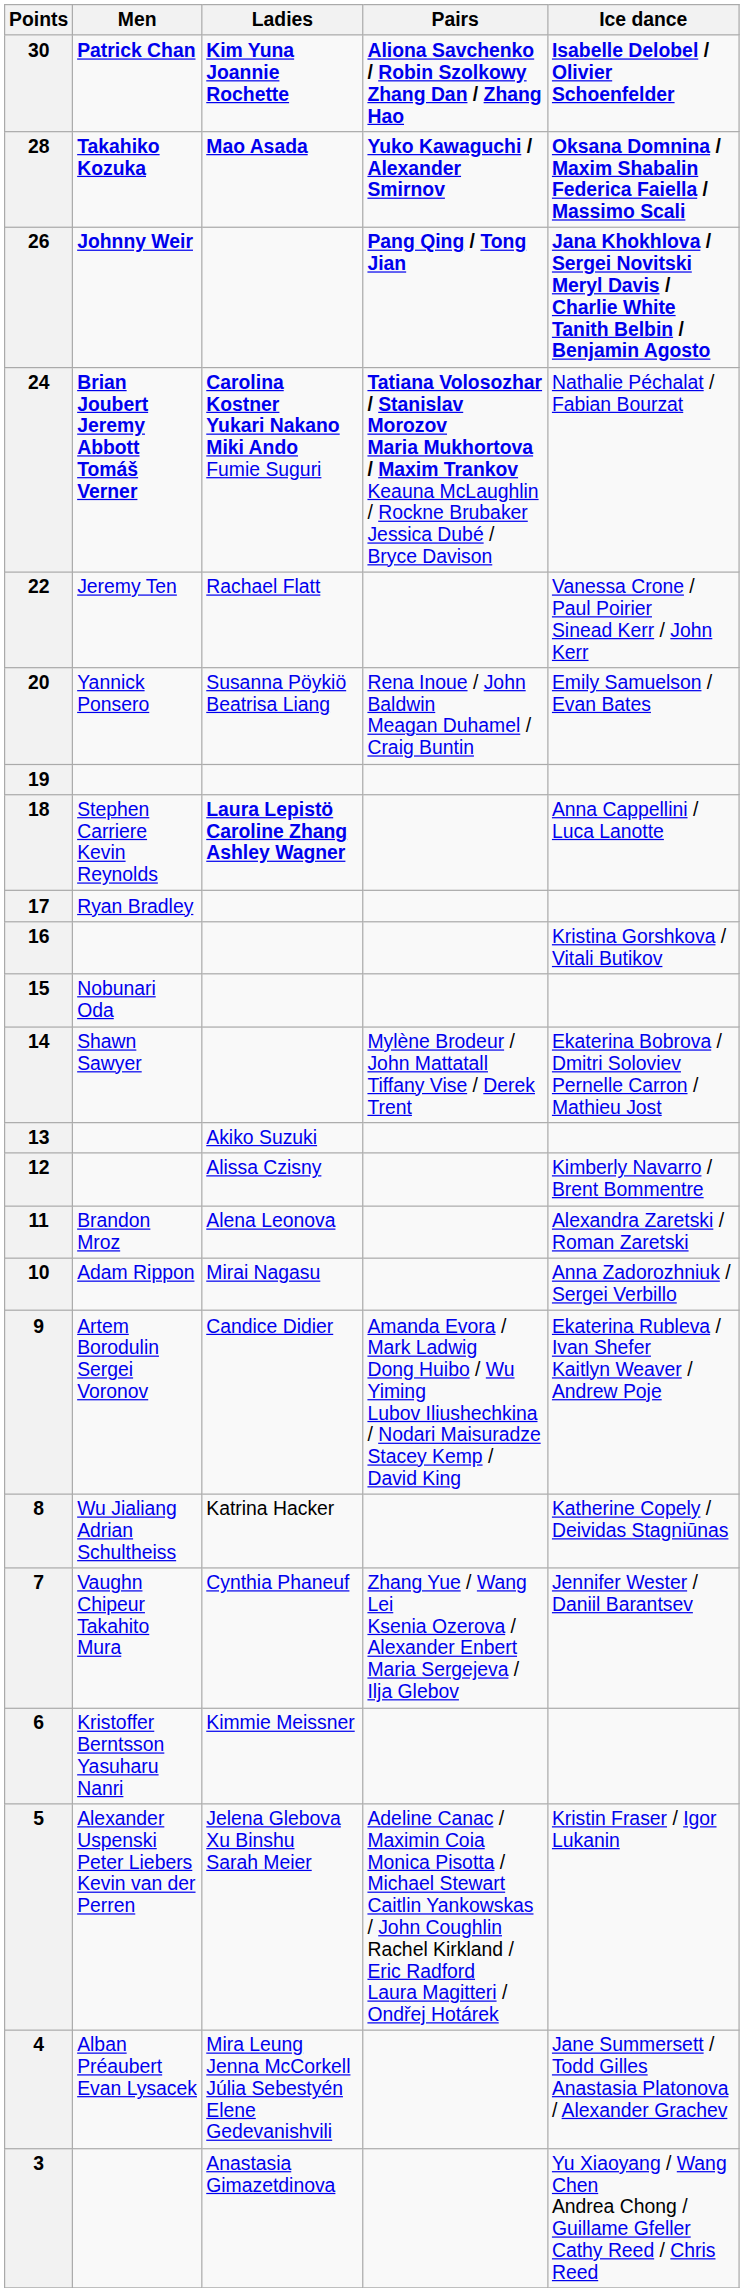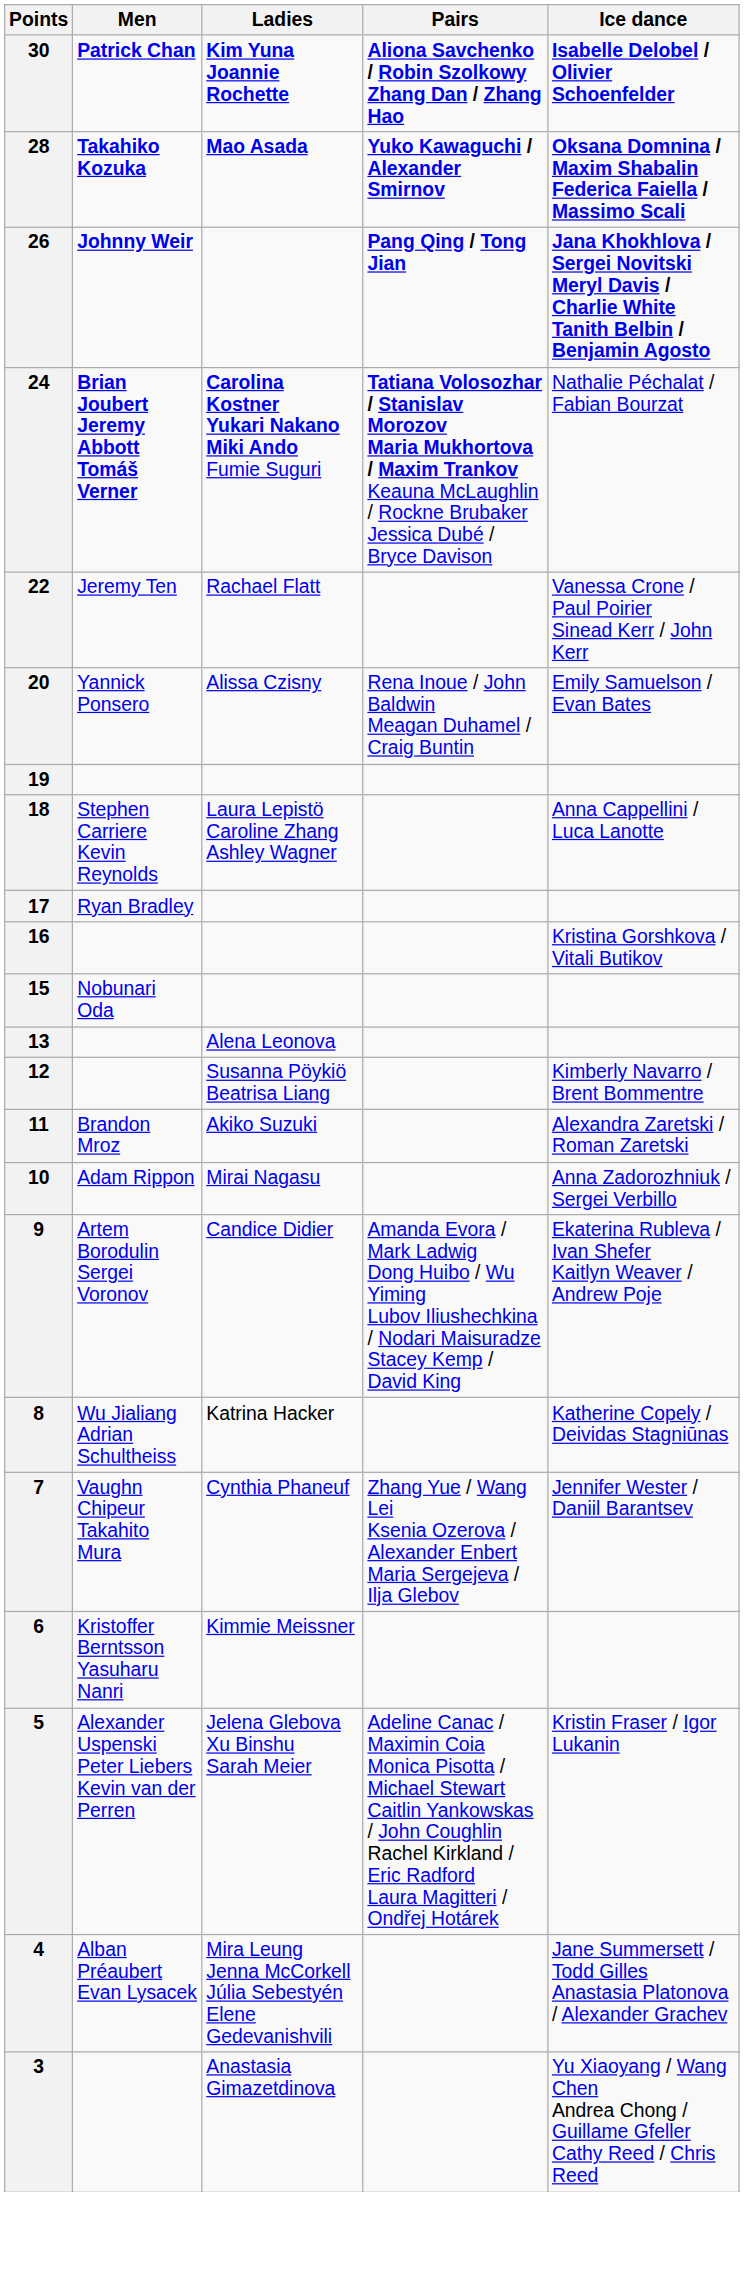(276, 694) Susanna Pöykiö Beatrisa Liang -> (264, 683) Alissa Czisny
(277, 831) bold -> (272, 831) normal
- row: (39, 1041)
(262, 1137) Akiko Suzuki -> (271, 1041) Alena Leonova
(264, 1168) Alissa Czisny -> (276, 1083) Susanna Pöykiö Beatrisa Liang
(271, 1220) Alena Leonova -> (262, 1124) Akiko Suzuki
